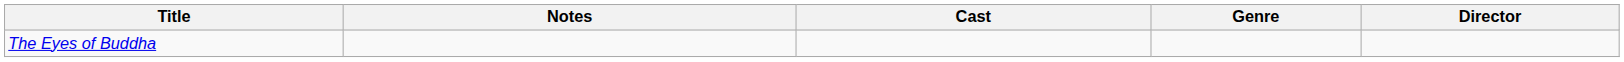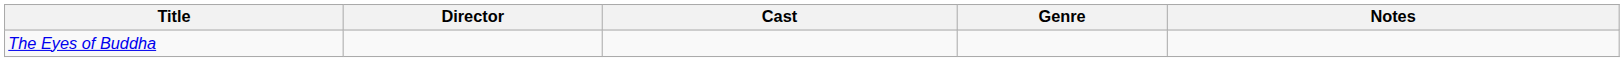columns swapped: (1490, 17) <-> (570, 17)
